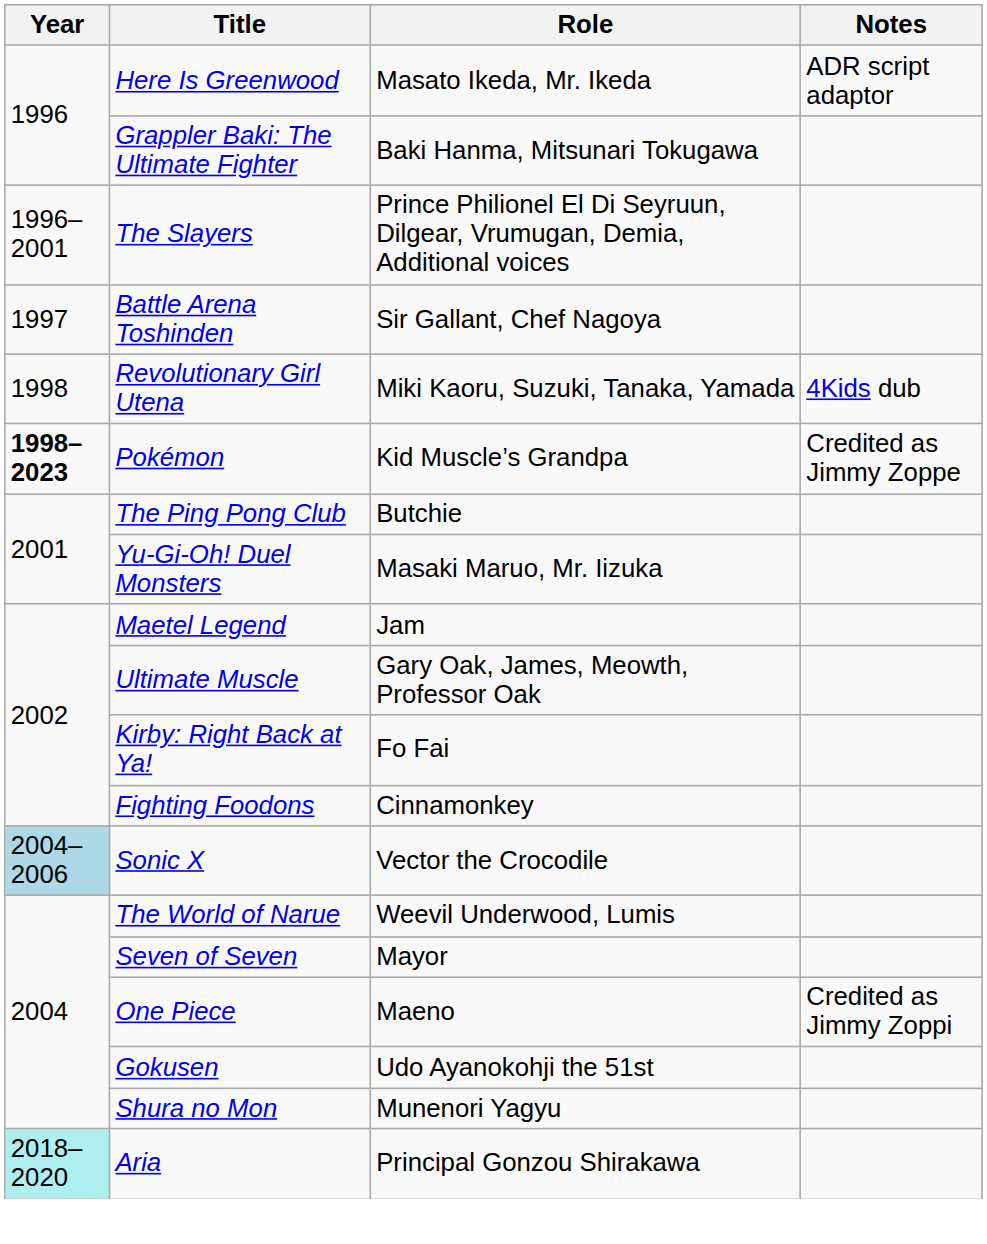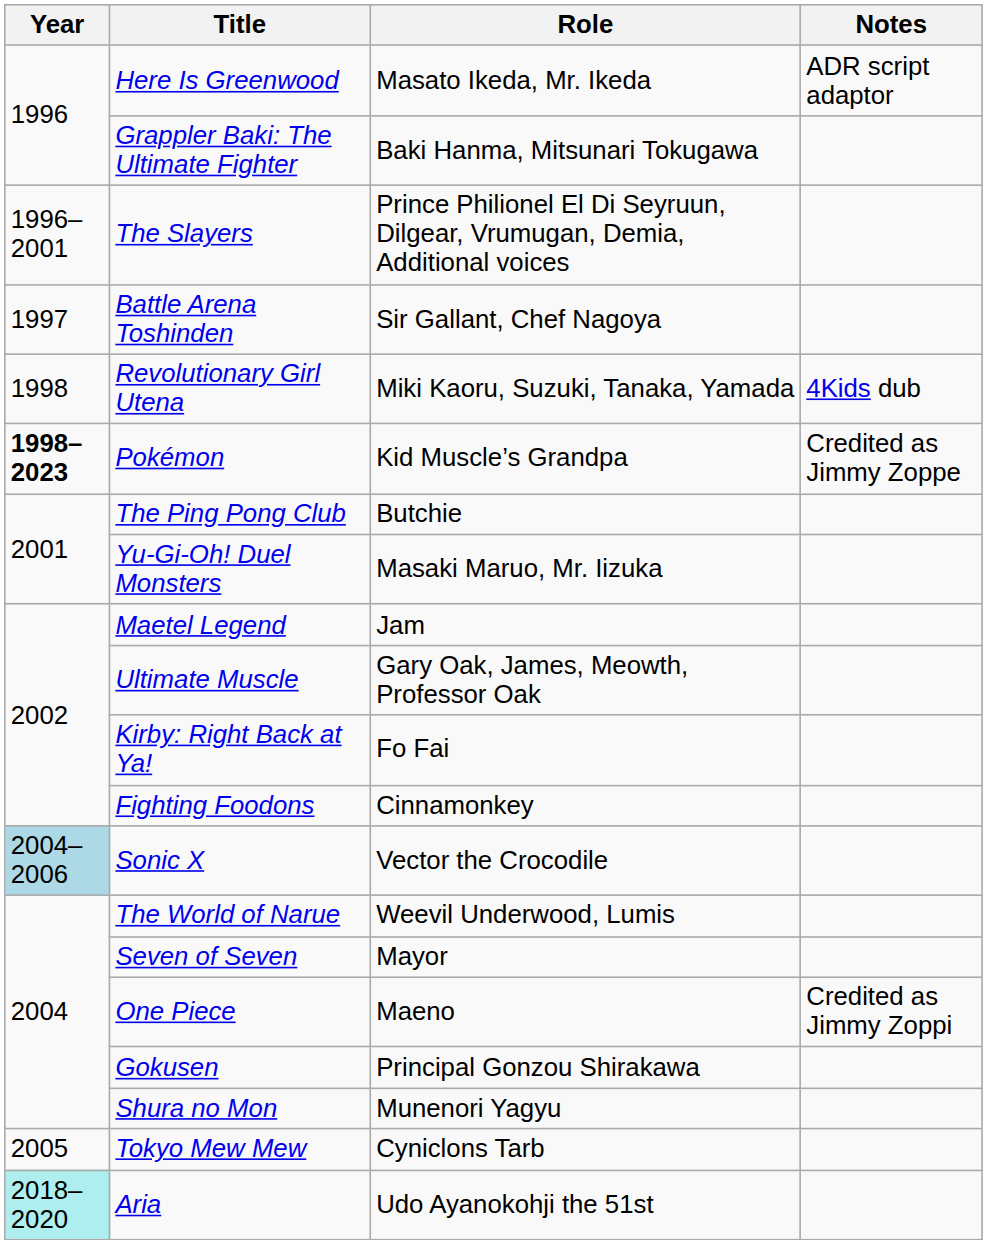(515, 1067) Udo Ayanokohji the 51st -> (538, 1067) Principal Gonzou Shirakawa
+ row: (211, 1148)
(538, 1163) Principal Gonzou Shirakawa -> (515, 1204) Udo Ayanokohji the 51st
